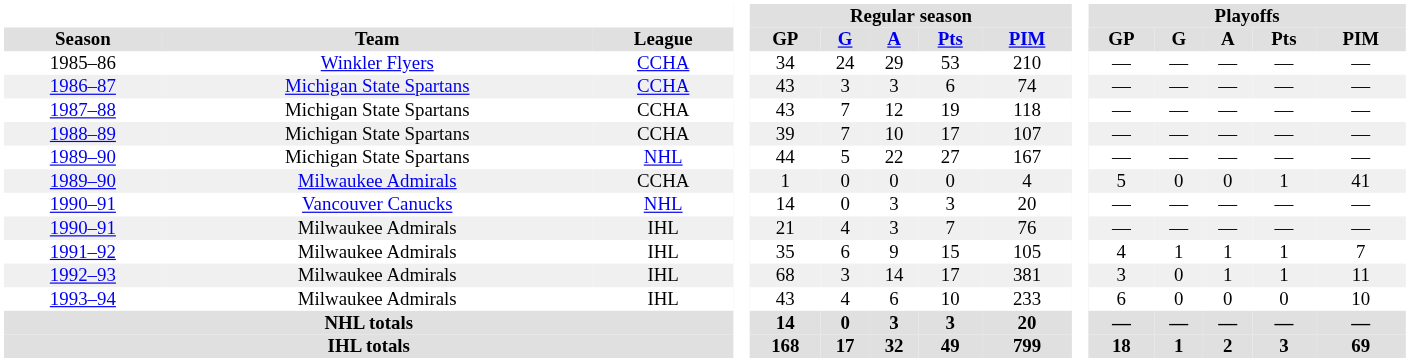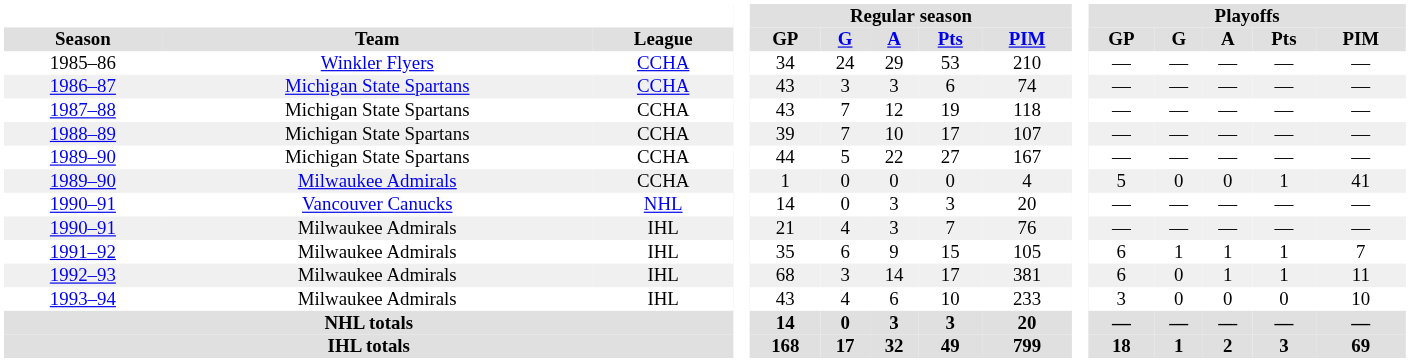(663, 157) NHL -> (663, 157) CCHA
(1121, 251) 4 -> (1121, 251) 6
(1121, 275) 3 -> (1121, 275) 6
(1121, 298) 6 -> (1121, 298) 3
